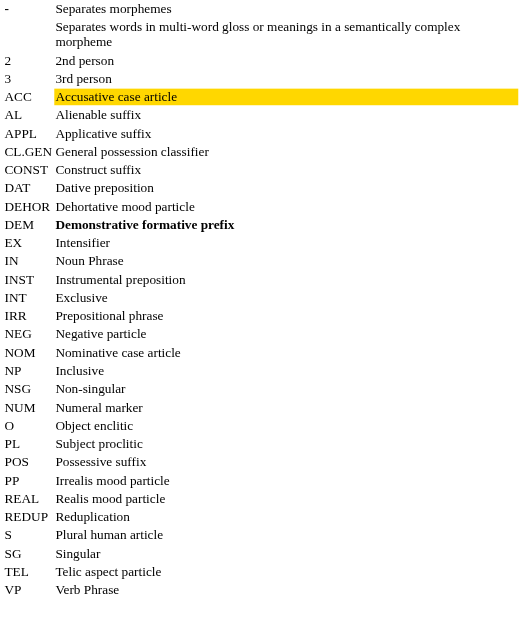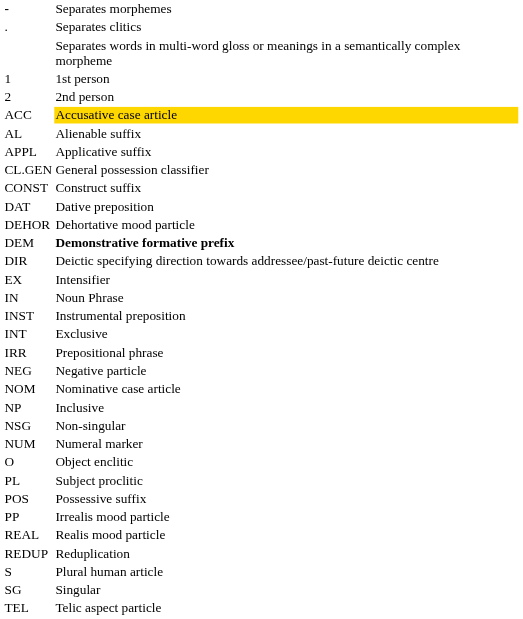+ row: (6, 27)
+ row: (8, 78)
- row: (8, 78)
+ row: (16, 261)
- row: (13, 590)
